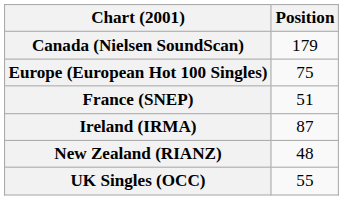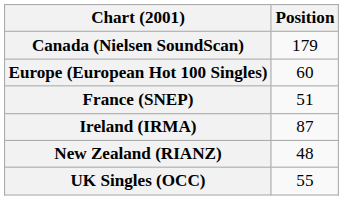(305, 72) 75 -> (305, 72) 60
